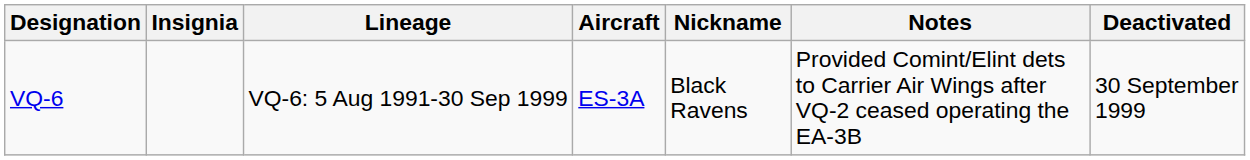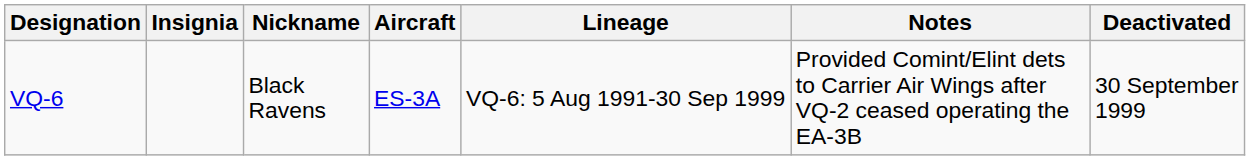columns swapped: (728, 22) <-> (408, 22)
